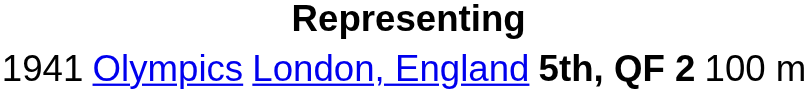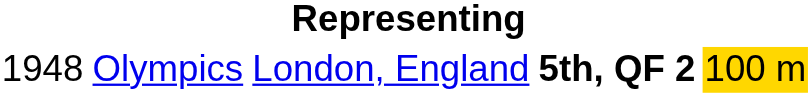(43, 69) 1941 -> (43, 69) 1948
(755, 69) no background -> (755, 69) gold background
